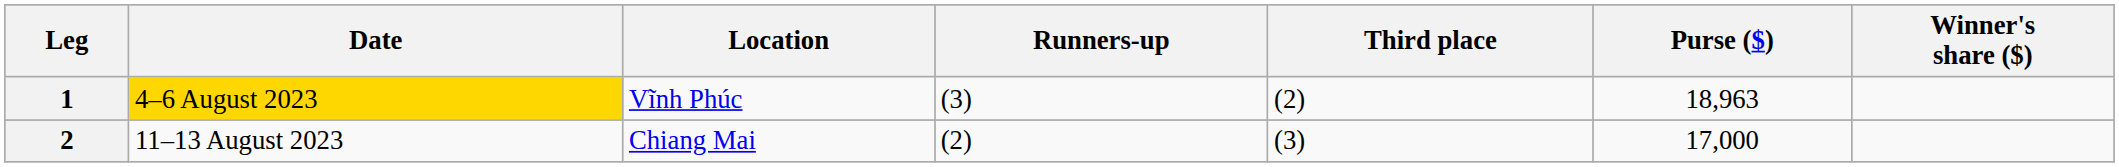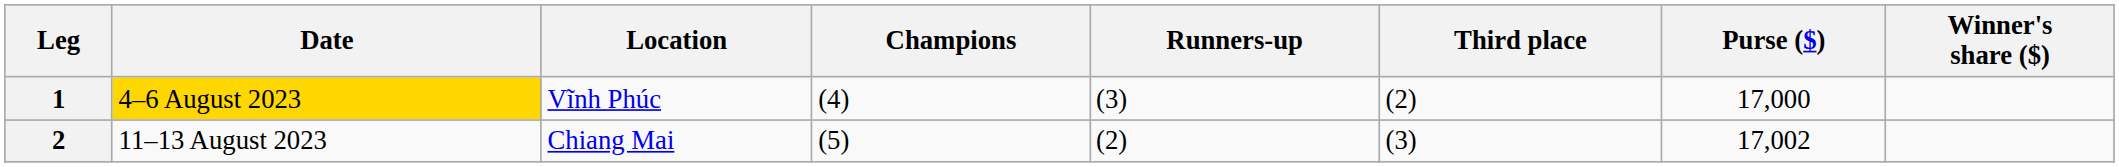+ column: (951, 40)
(1722, 98) 18,963 -> (1774, 98) 17,000
(1722, 140) 17,000 -> (1774, 140) 17,002
